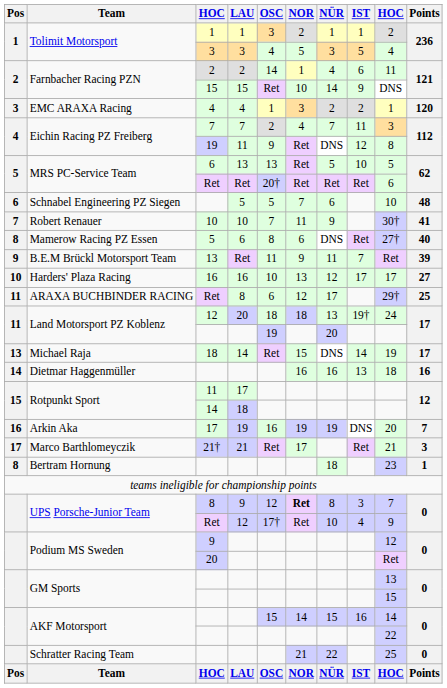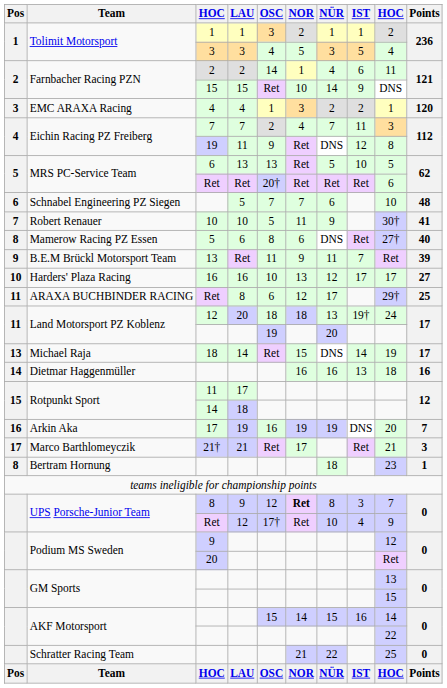(271, 201) 5 -> (271, 201) 7
(271, 220) 7 -> (271, 220) 5
